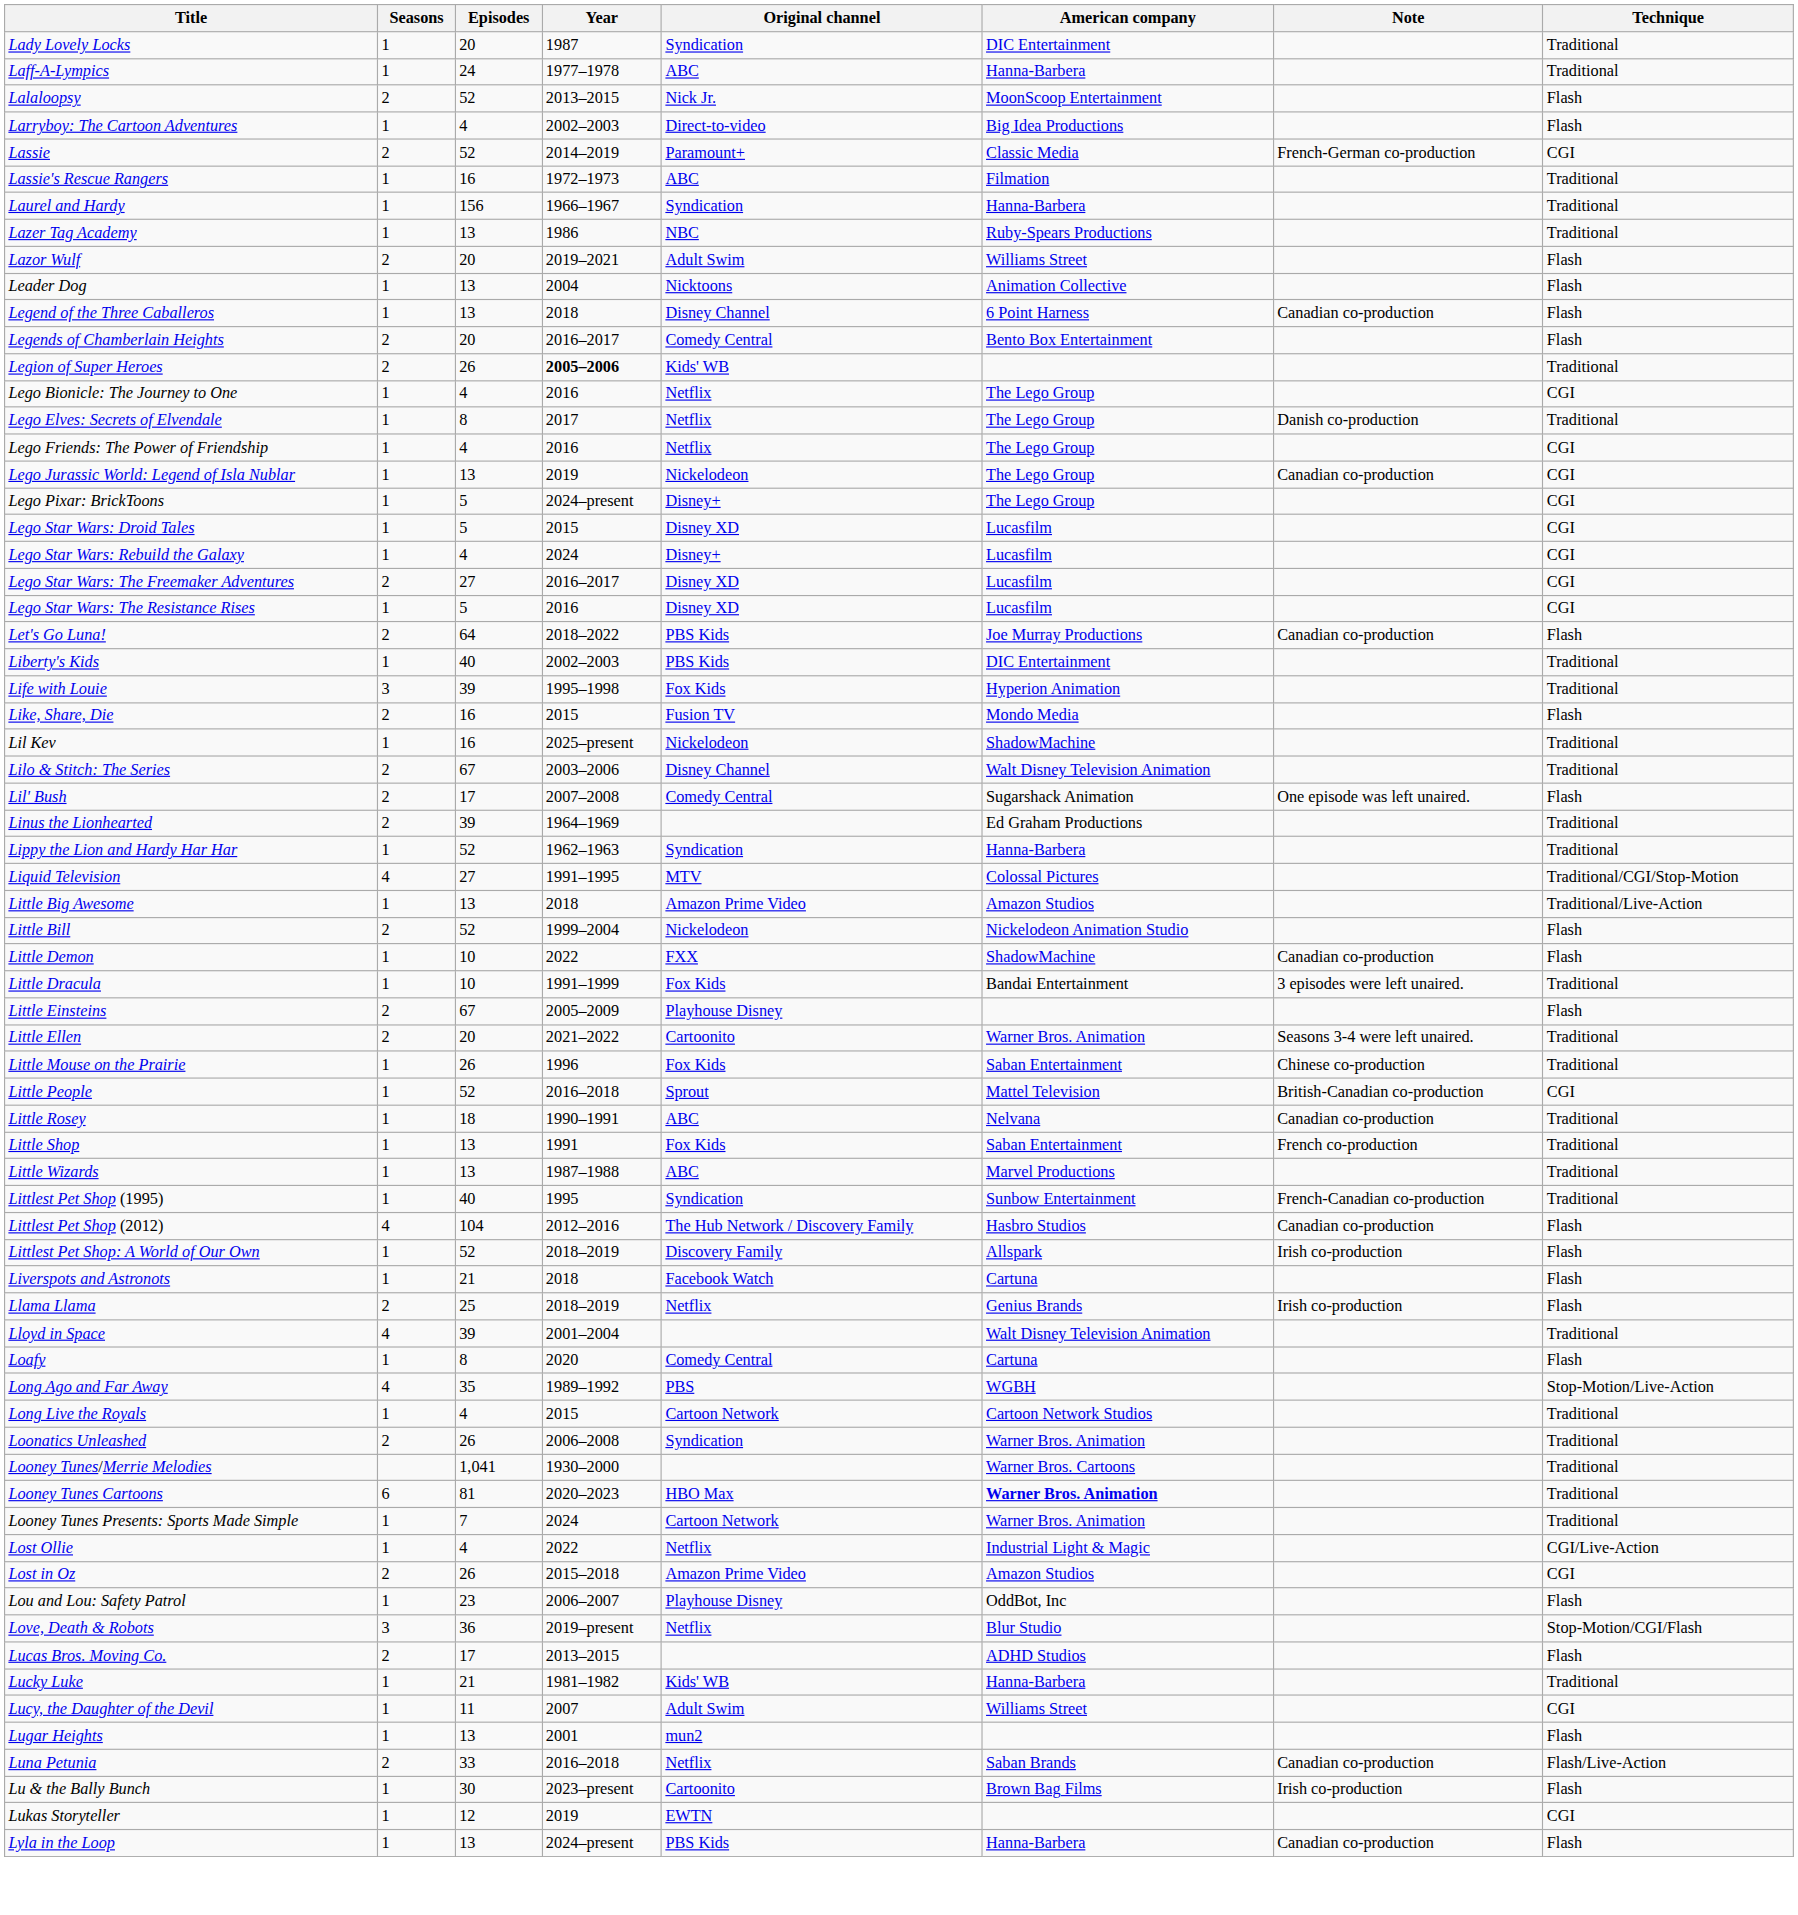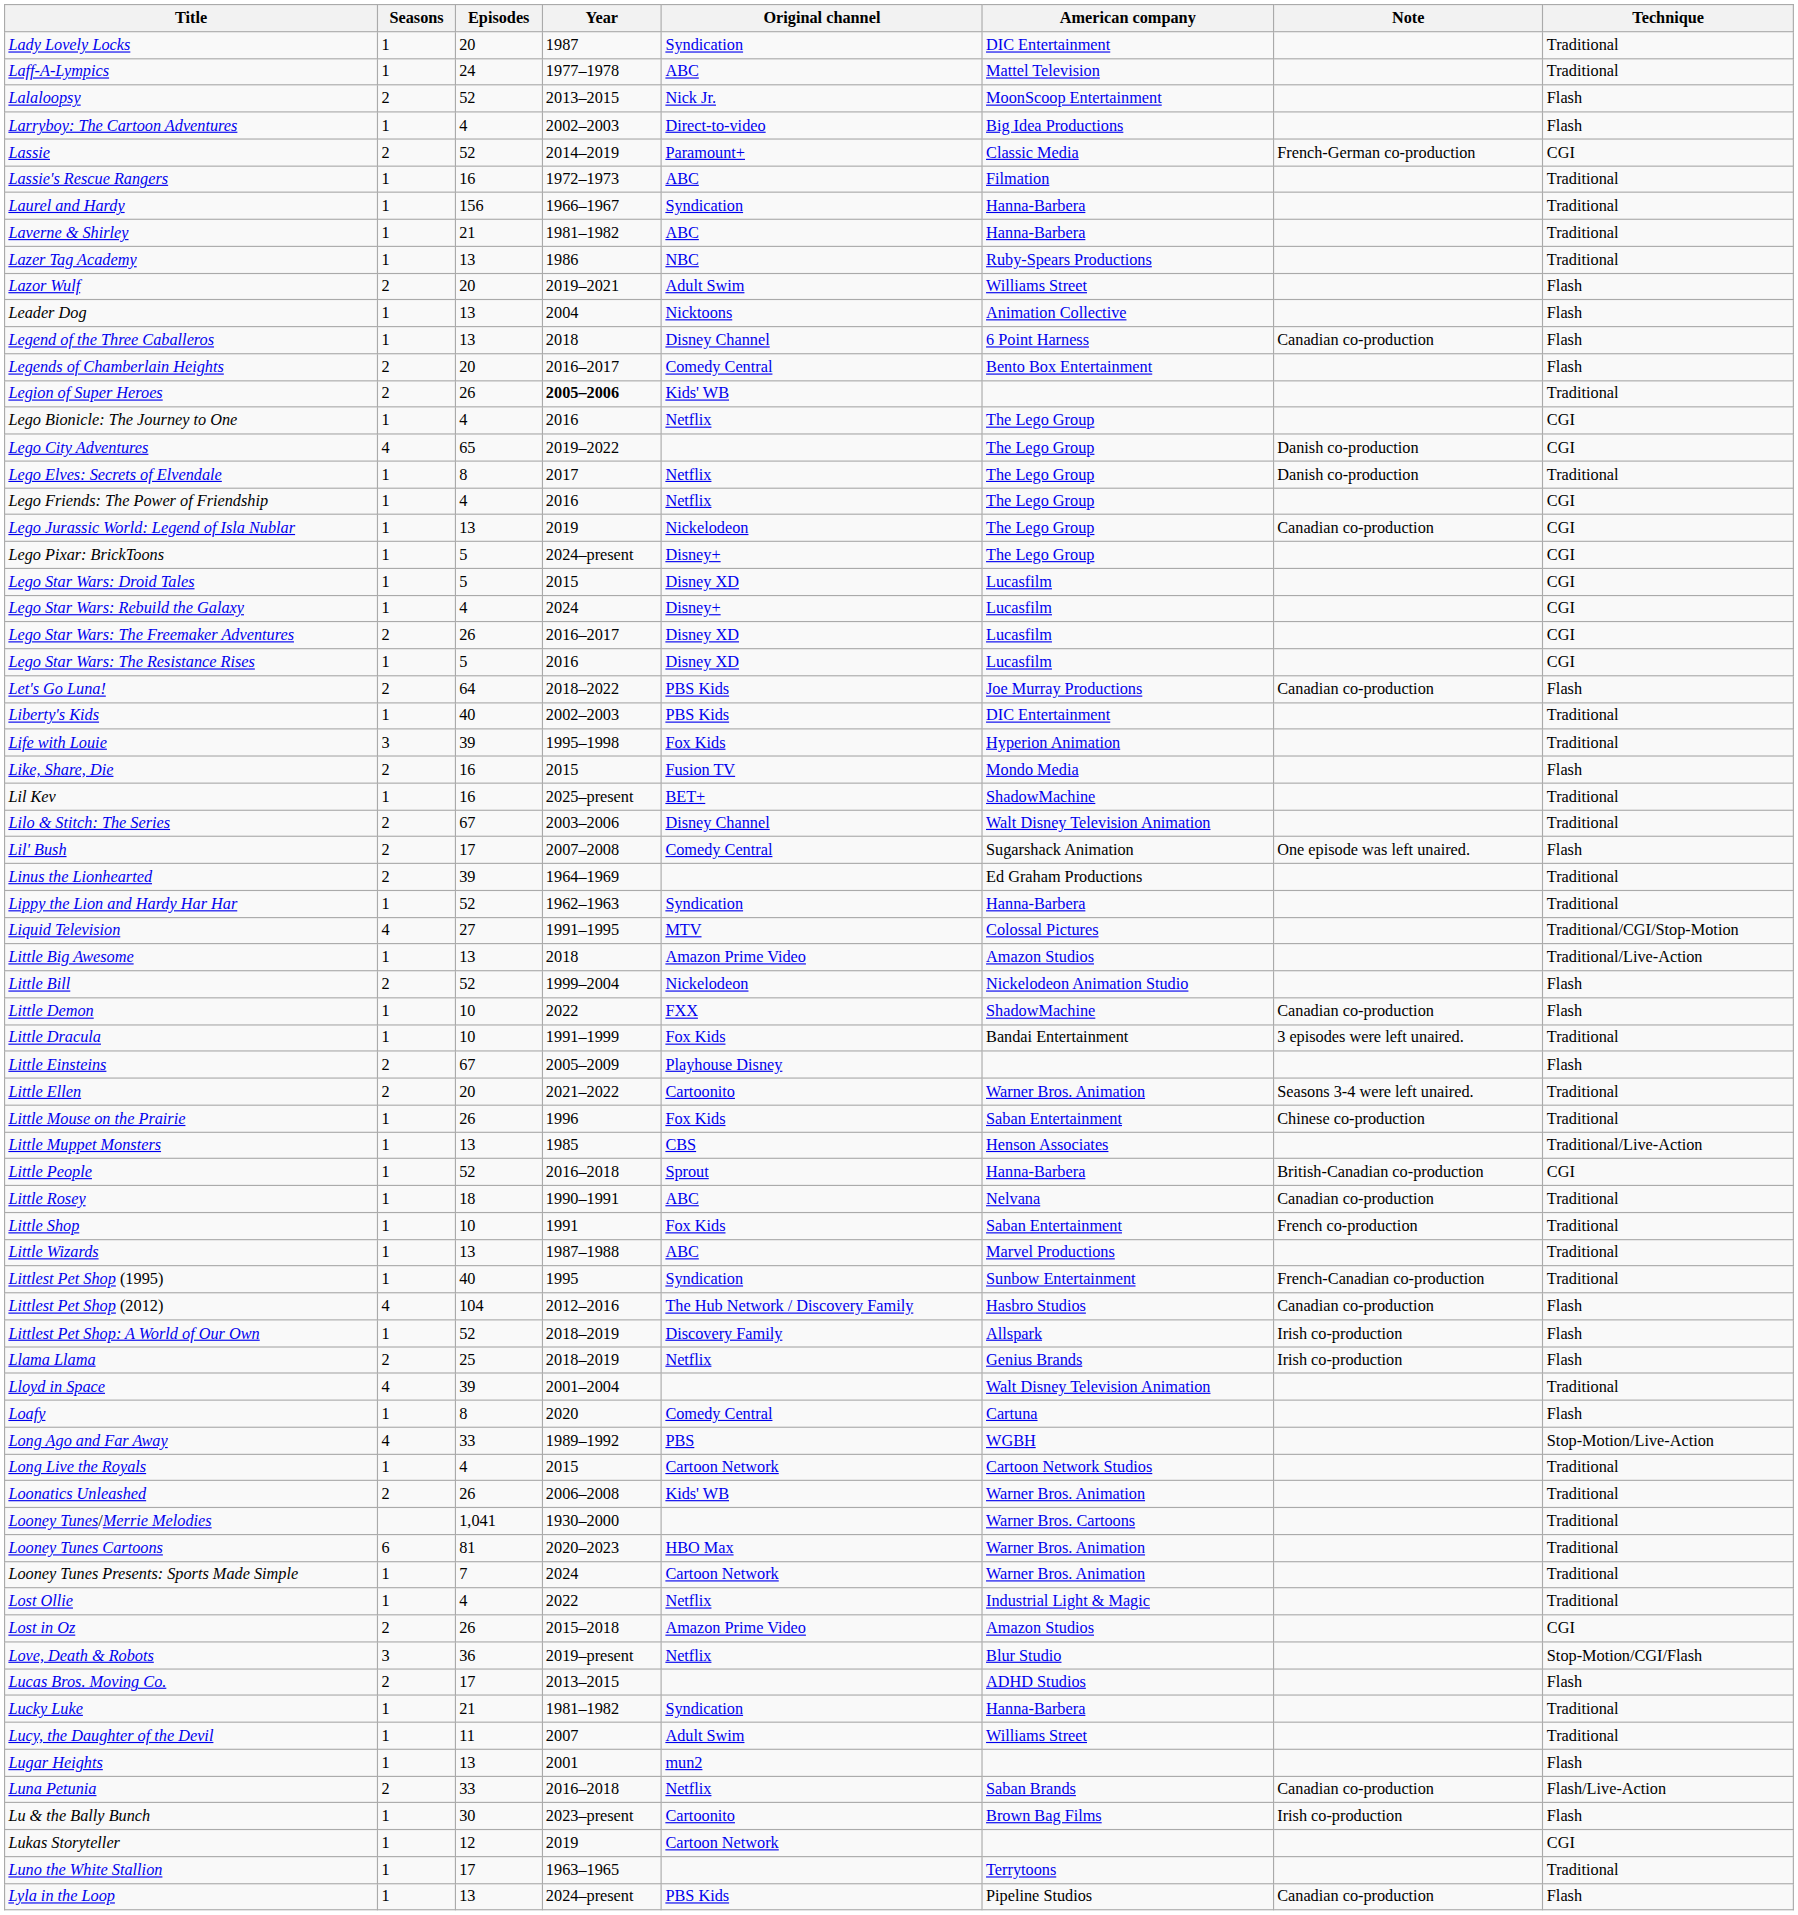(1036, 71) Hanna-Barbera -> (1043, 71) Mattel Television
+ row: (68, 233)
+ row: (78, 447)
(467, 581) 27 -> (467, 635) 26
(707, 742) Nickelodeon -> (685, 796) BET+
+ row: (85, 1145)
(1043, 1091) Mattel Television -> (1036, 1172) Hanna-Barbera
(467, 1145) 13 -> (467, 1225) 10
- row: (89, 1279)
(467, 1387) 35 -> (467, 1440) 33
(704, 1440) Syndication -> (697, 1494) Kids' WB
(1072, 1494) bold -> (1066, 1548) normal
(1603, 1548) CGI/Live-Action -> (1583, 1601) Traditional
- row: (97, 1601)
(697, 1682) Kids' WB -> (704, 1709) Syndication
(1561, 1709) CGI -> (1583, 1735) Traditional
(689, 1816) EWTN -> (722, 1843) Cartoon Network
+ row: (85, 1870)
(1036, 1843) Hanna-Barbera -> (1039, 1896) Pipeline Studios
